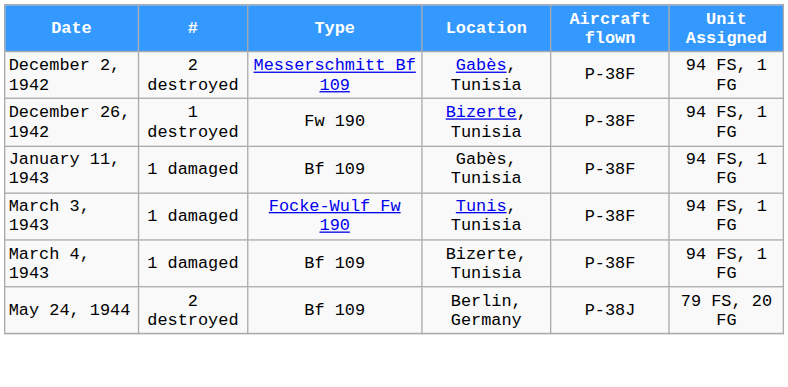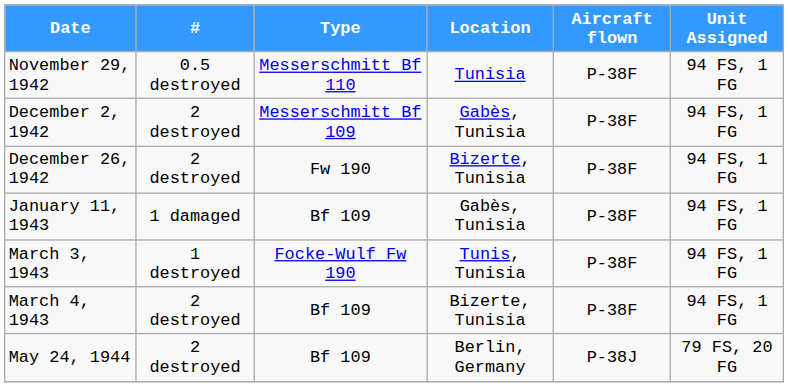+ row: (70, 75)
(193, 122) 1 destroyed -> (195, 169) 2 destroyed
(193, 216) 1 damaged -> (195, 263) 1 destroyed
(193, 263) 1 damaged -> (195, 310) 2 destroyed
